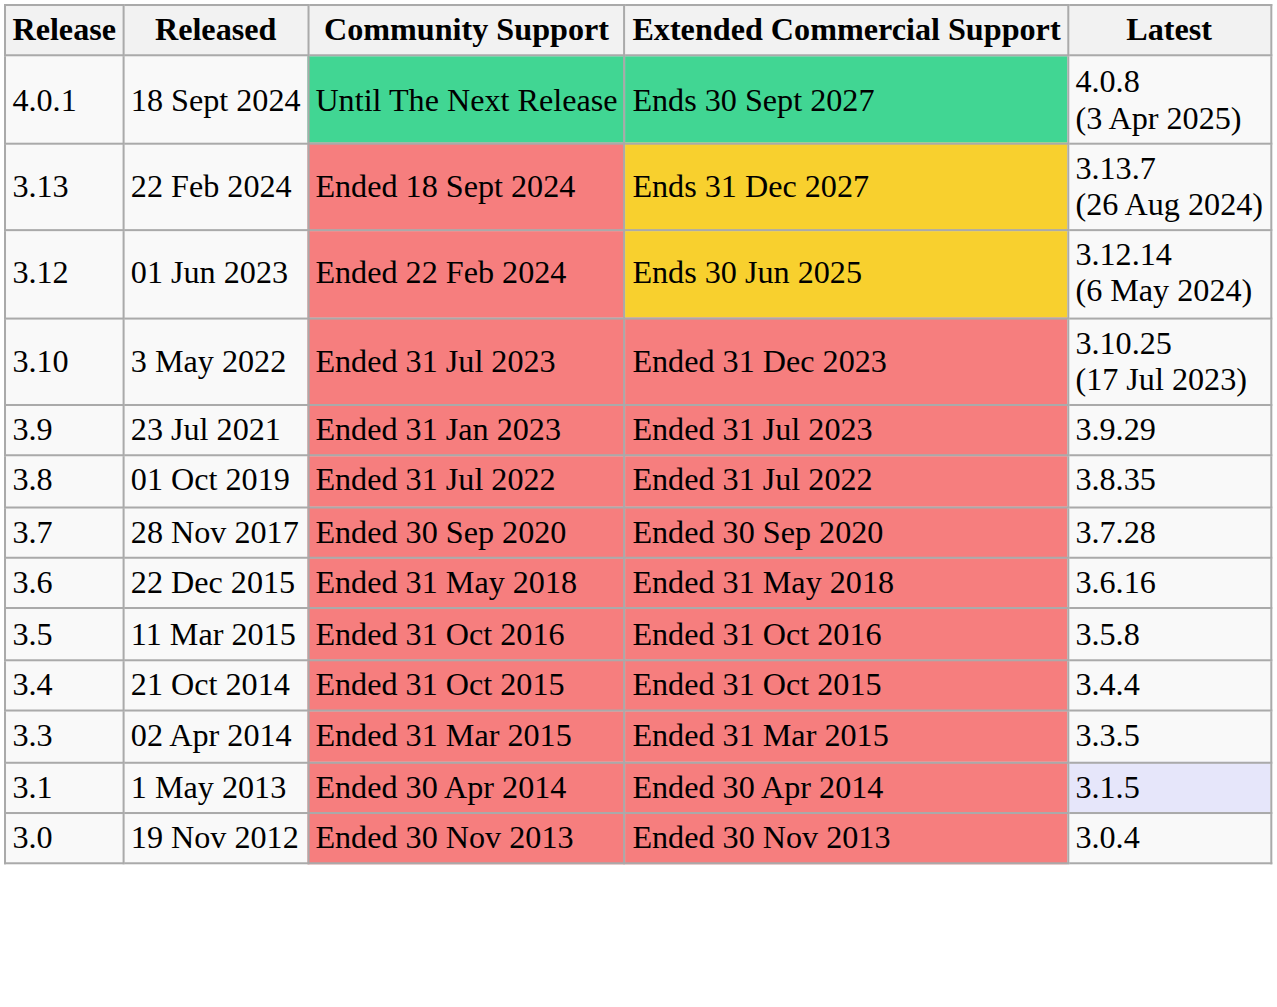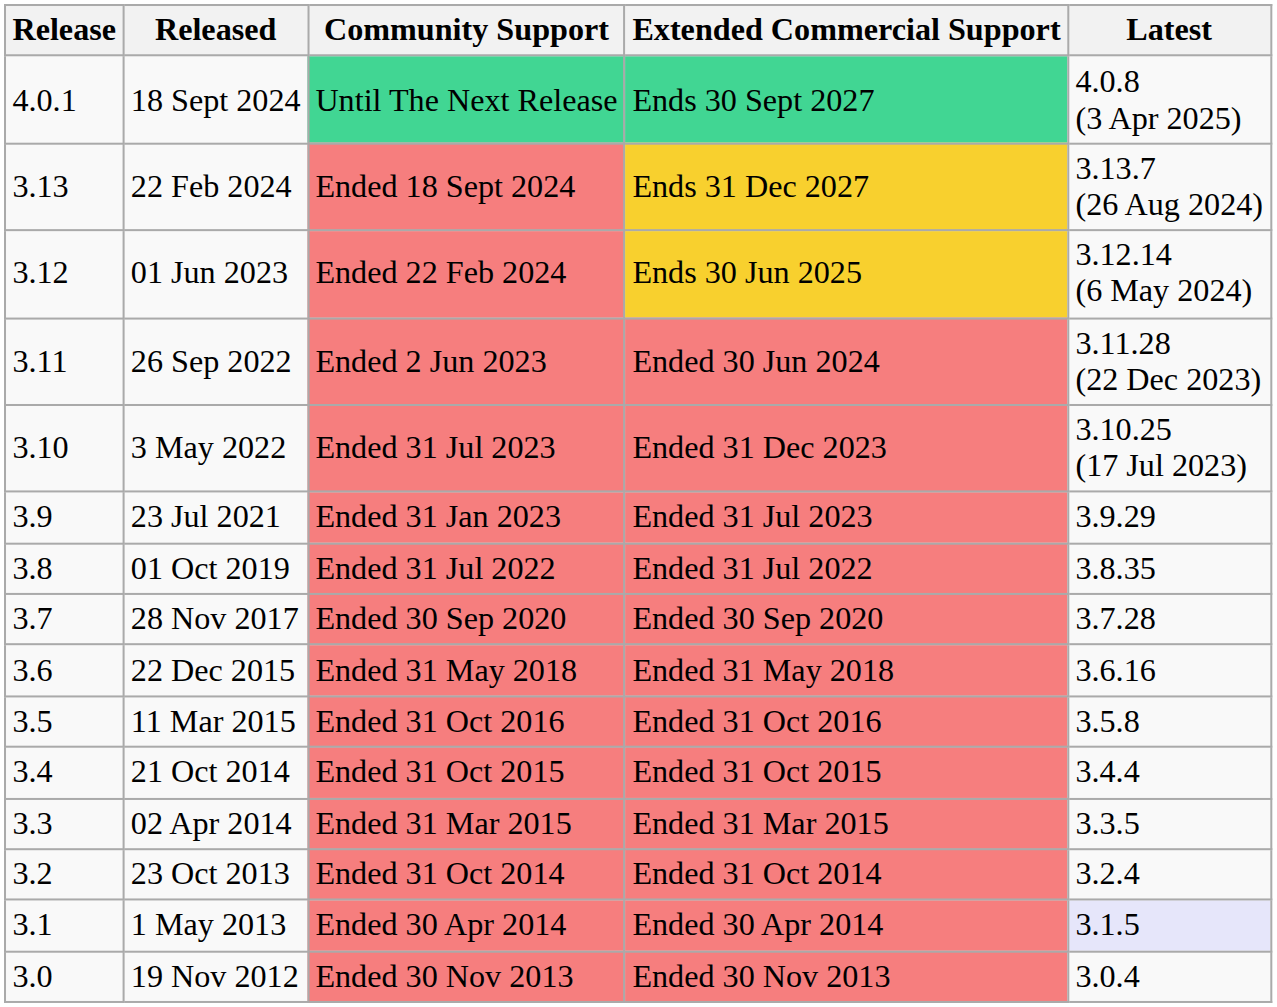+ row: (211, 360)
+ row: (210, 873)
